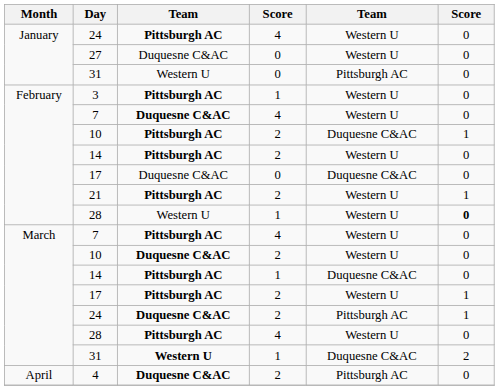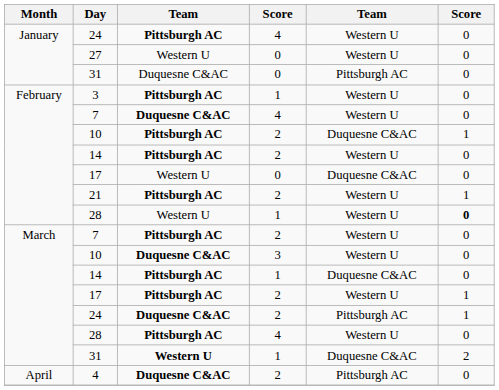(183, 54) Duquesne C&AC -> (183, 54) Western U
(183, 74) Western U -> (183, 74) Duquesne C&AC
(183, 174) Duquesne C&AC -> (183, 174) Western U
(278, 235) 4 -> (278, 235) 2
(278, 255) 2 -> (278, 255) 3
